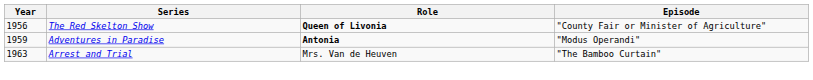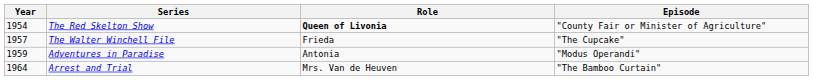(17, 26) 1956 -> (17, 26) 1954
+ row: (112, 40)
(321, 40) bold -> (321, 54) normal
(17, 54) 1963 -> (17, 68) 1964
